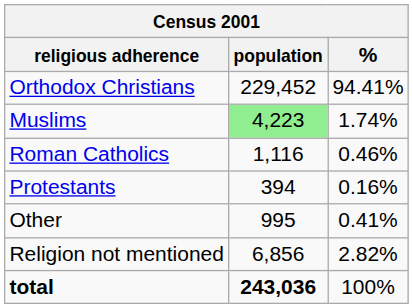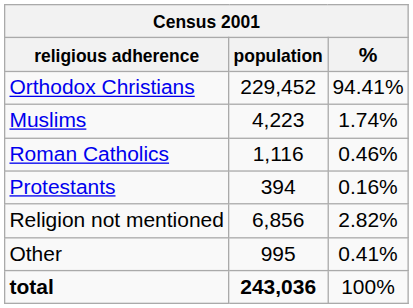(278, 120) lightgreen background -> (278, 120) no background
rows swapped: (36, 220) <-> (117, 253)
